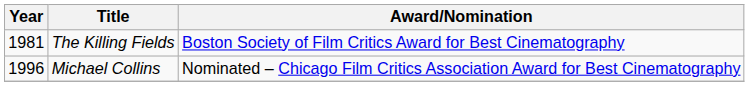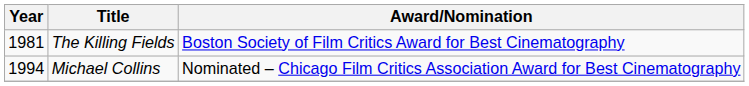(26, 68) 1996 -> (26, 68) 1994
